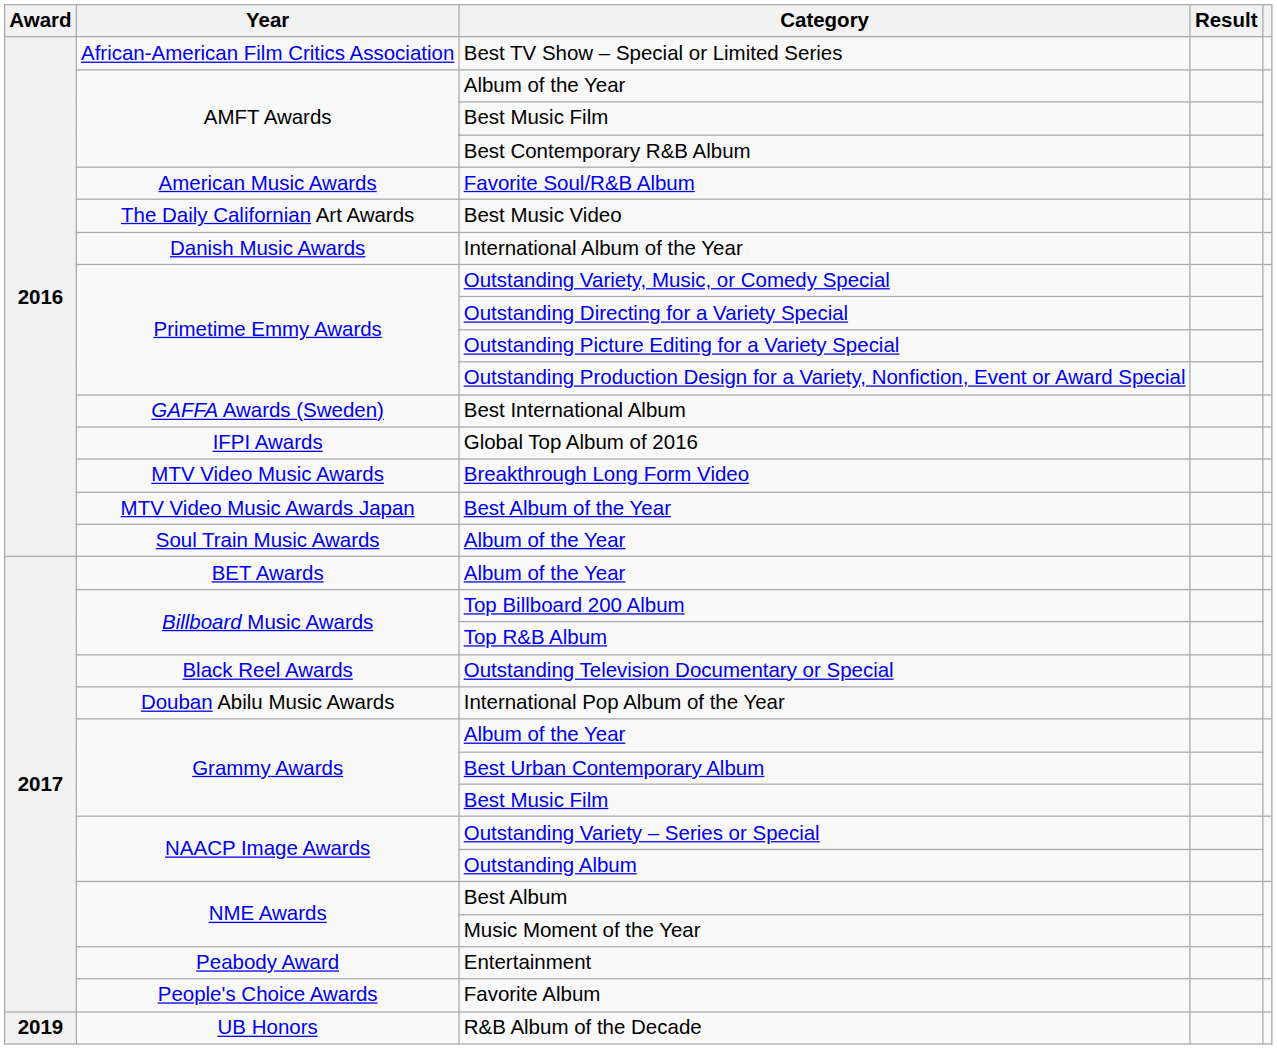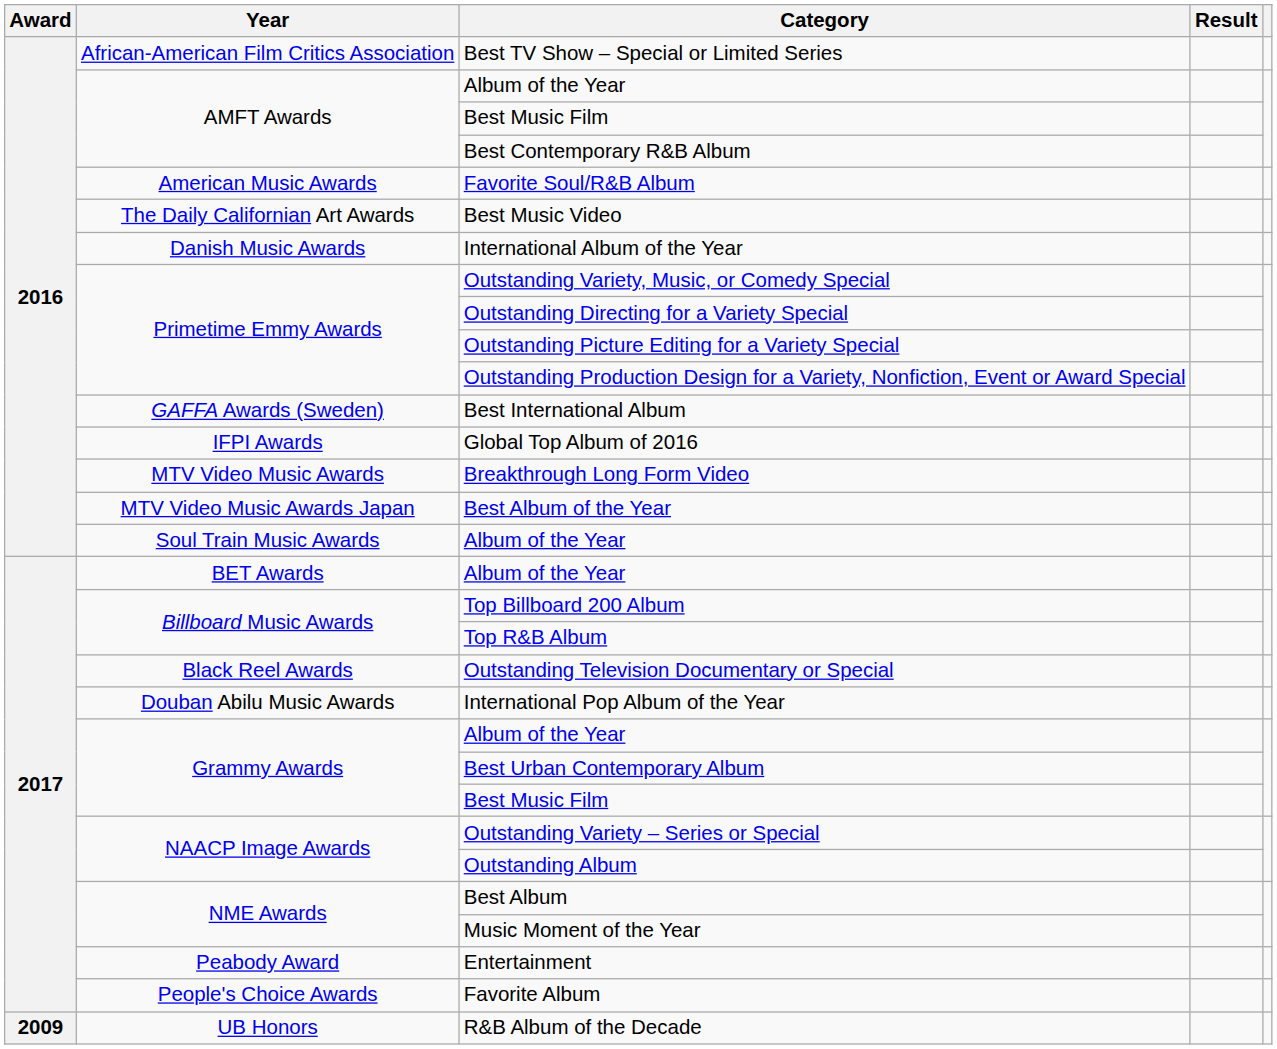(40, 1027) 2019 -> (40, 1027) 2009
